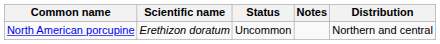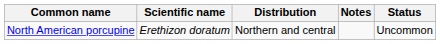columns swapped: (263, 13) <-> (383, 13)
